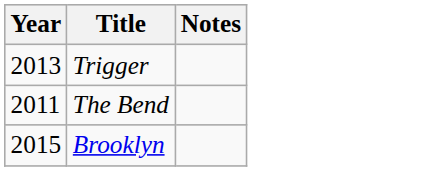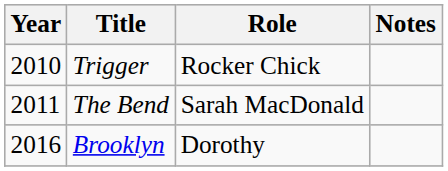+ column: (272, 24)
(36, 64) 2013 -> (36, 64) 2010
(36, 144) 2015 -> (36, 144) 2016
